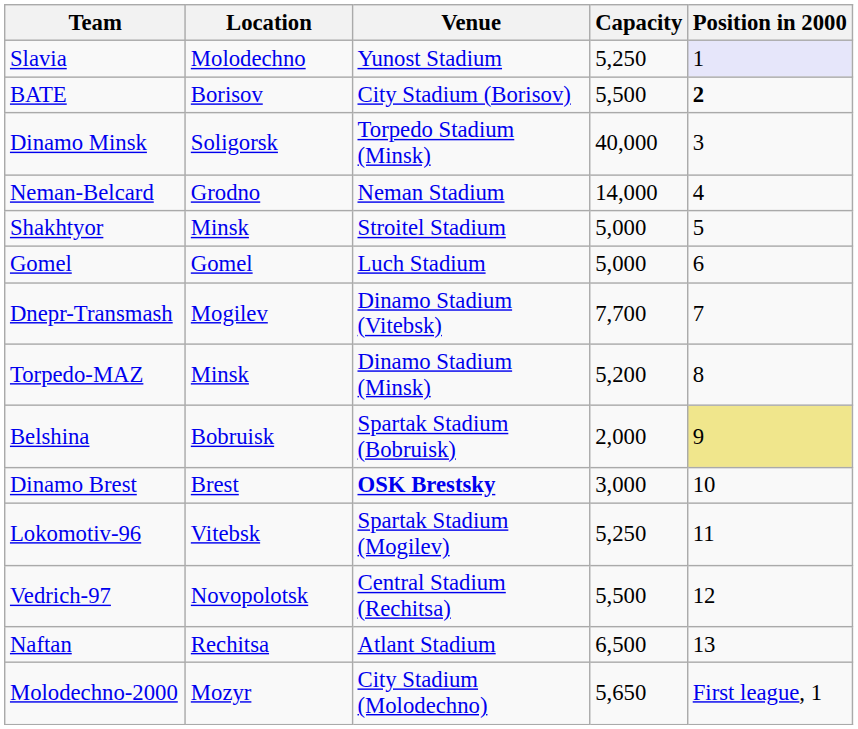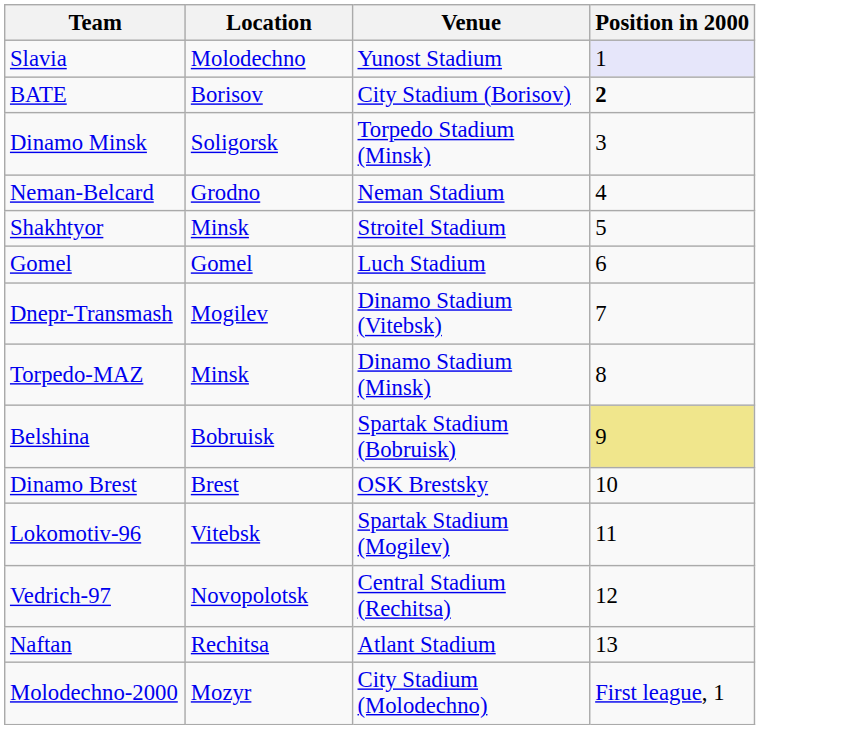- column: (639, 22)
(426, 485) bold -> (423, 485) normal
